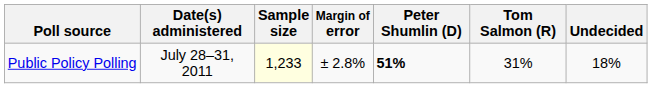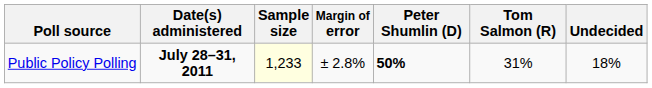(197, 63) normal -> (197, 63) bold
(391, 63) 51% -> (391, 63) 50%
